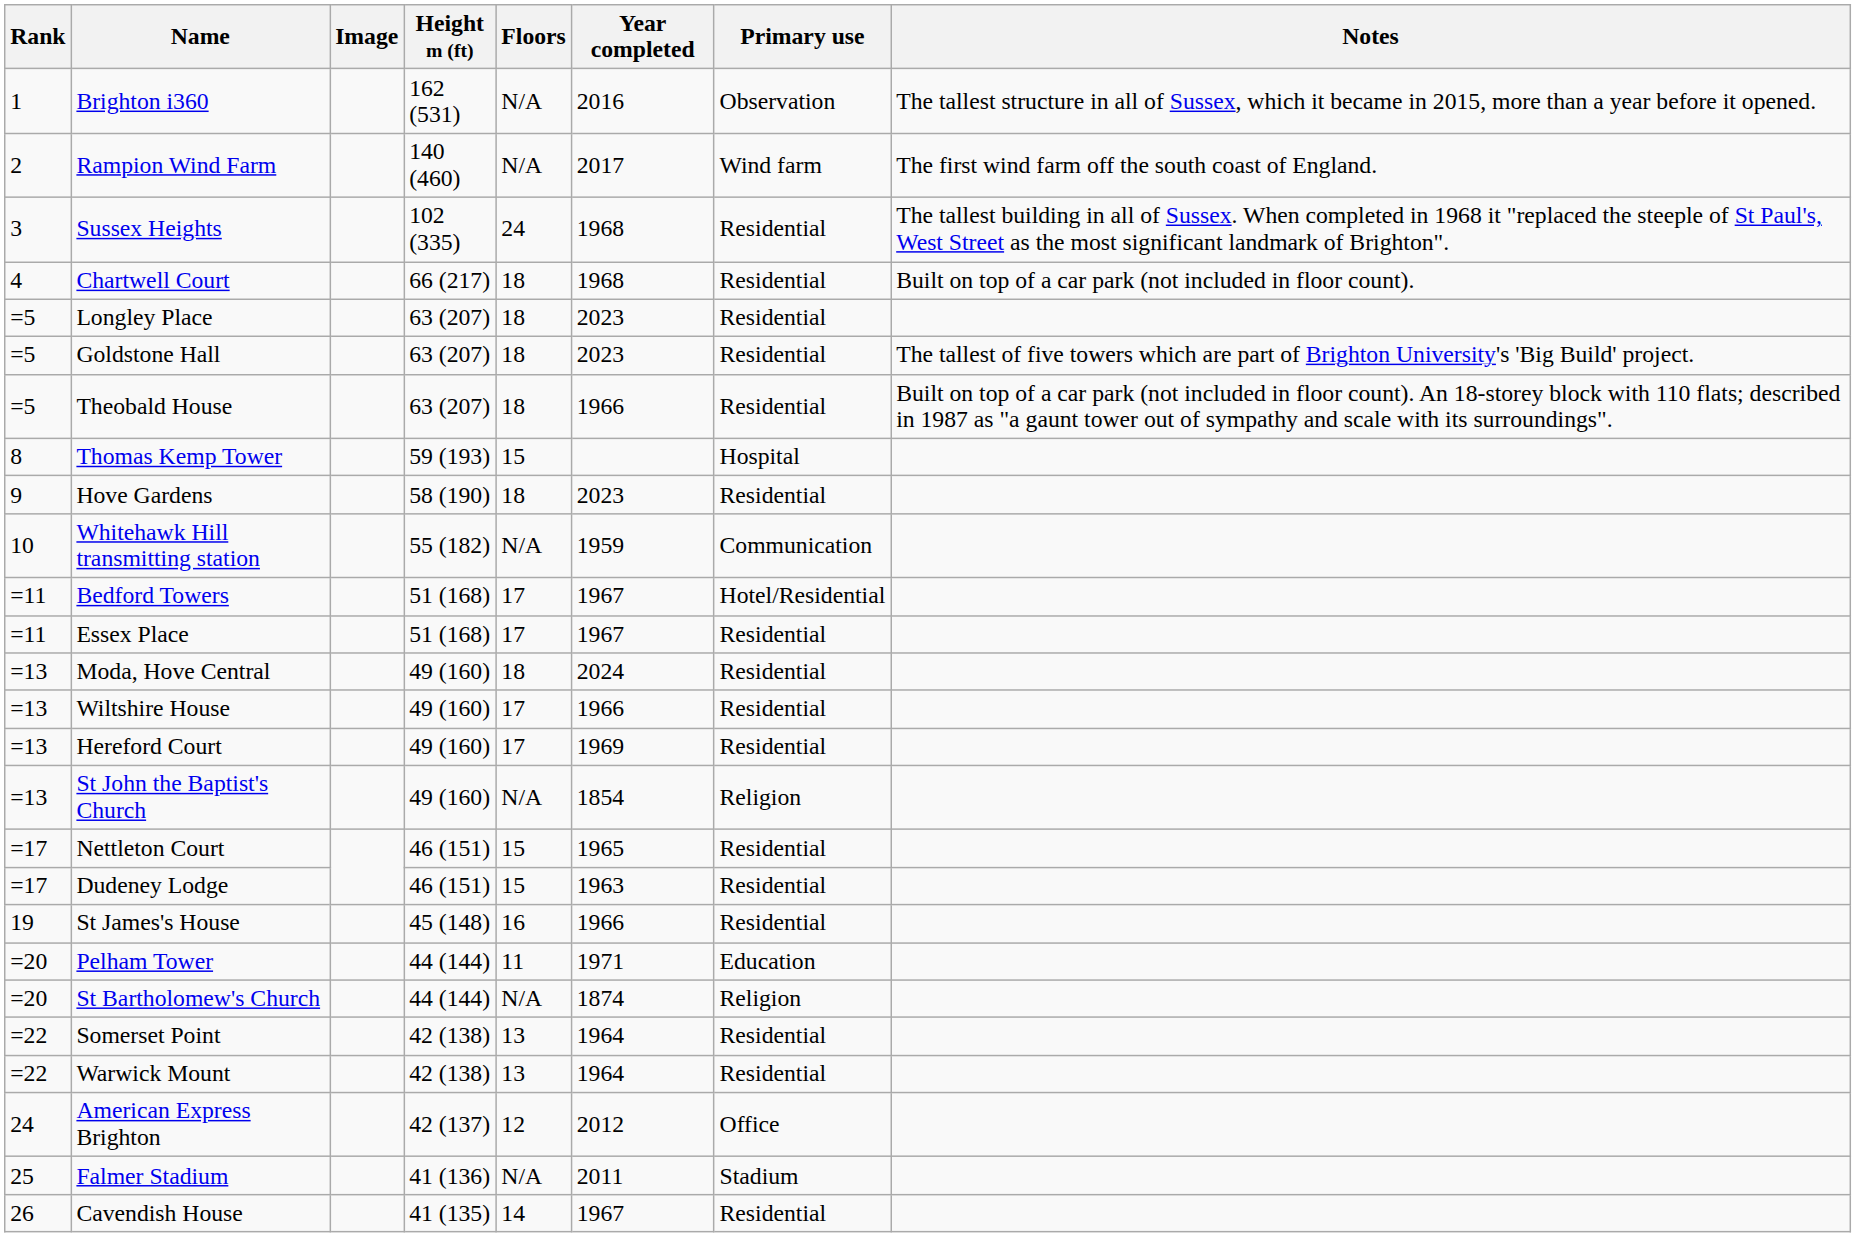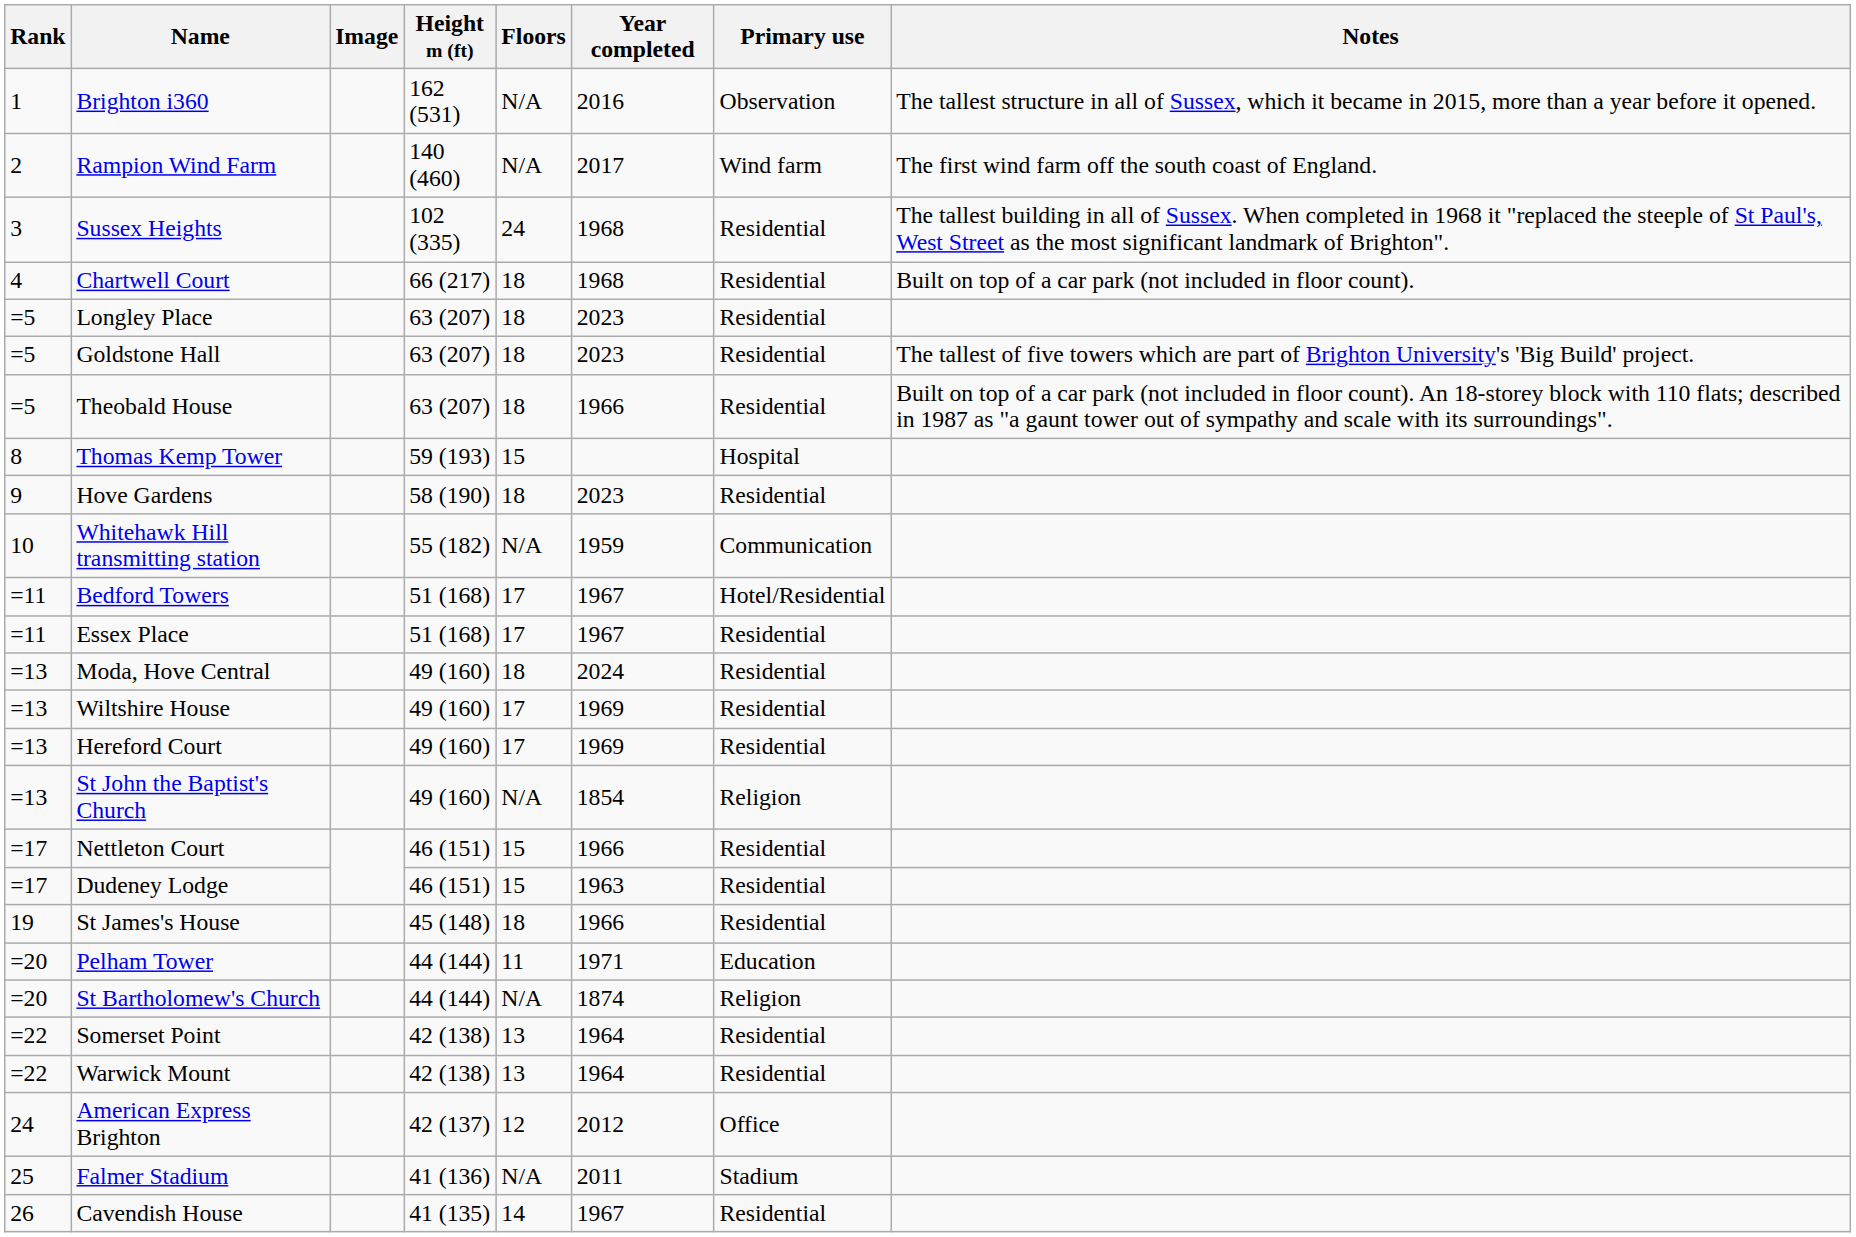(600, 708) 1966 -> (600, 708) 1969
(600, 848) 1965 -> (600, 848) 1966
(513, 923) 16 -> (513, 923) 18
